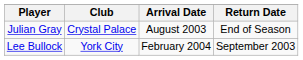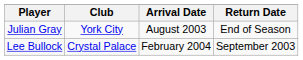(102, 30) Crystal Palace -> (102, 30) York City
(102, 47) York City -> (102, 47) Crystal Palace
